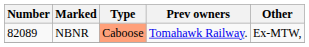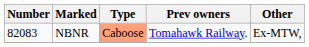(22, 33) 82089 -> (22, 33) 82083
